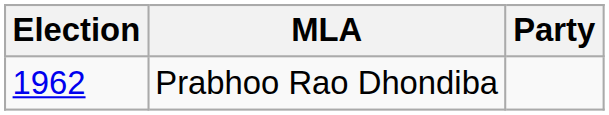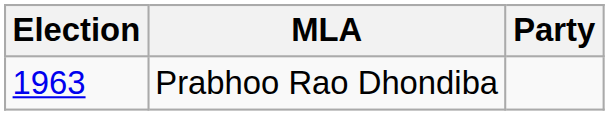(49, 82) 1962 -> (49, 82) 1963
